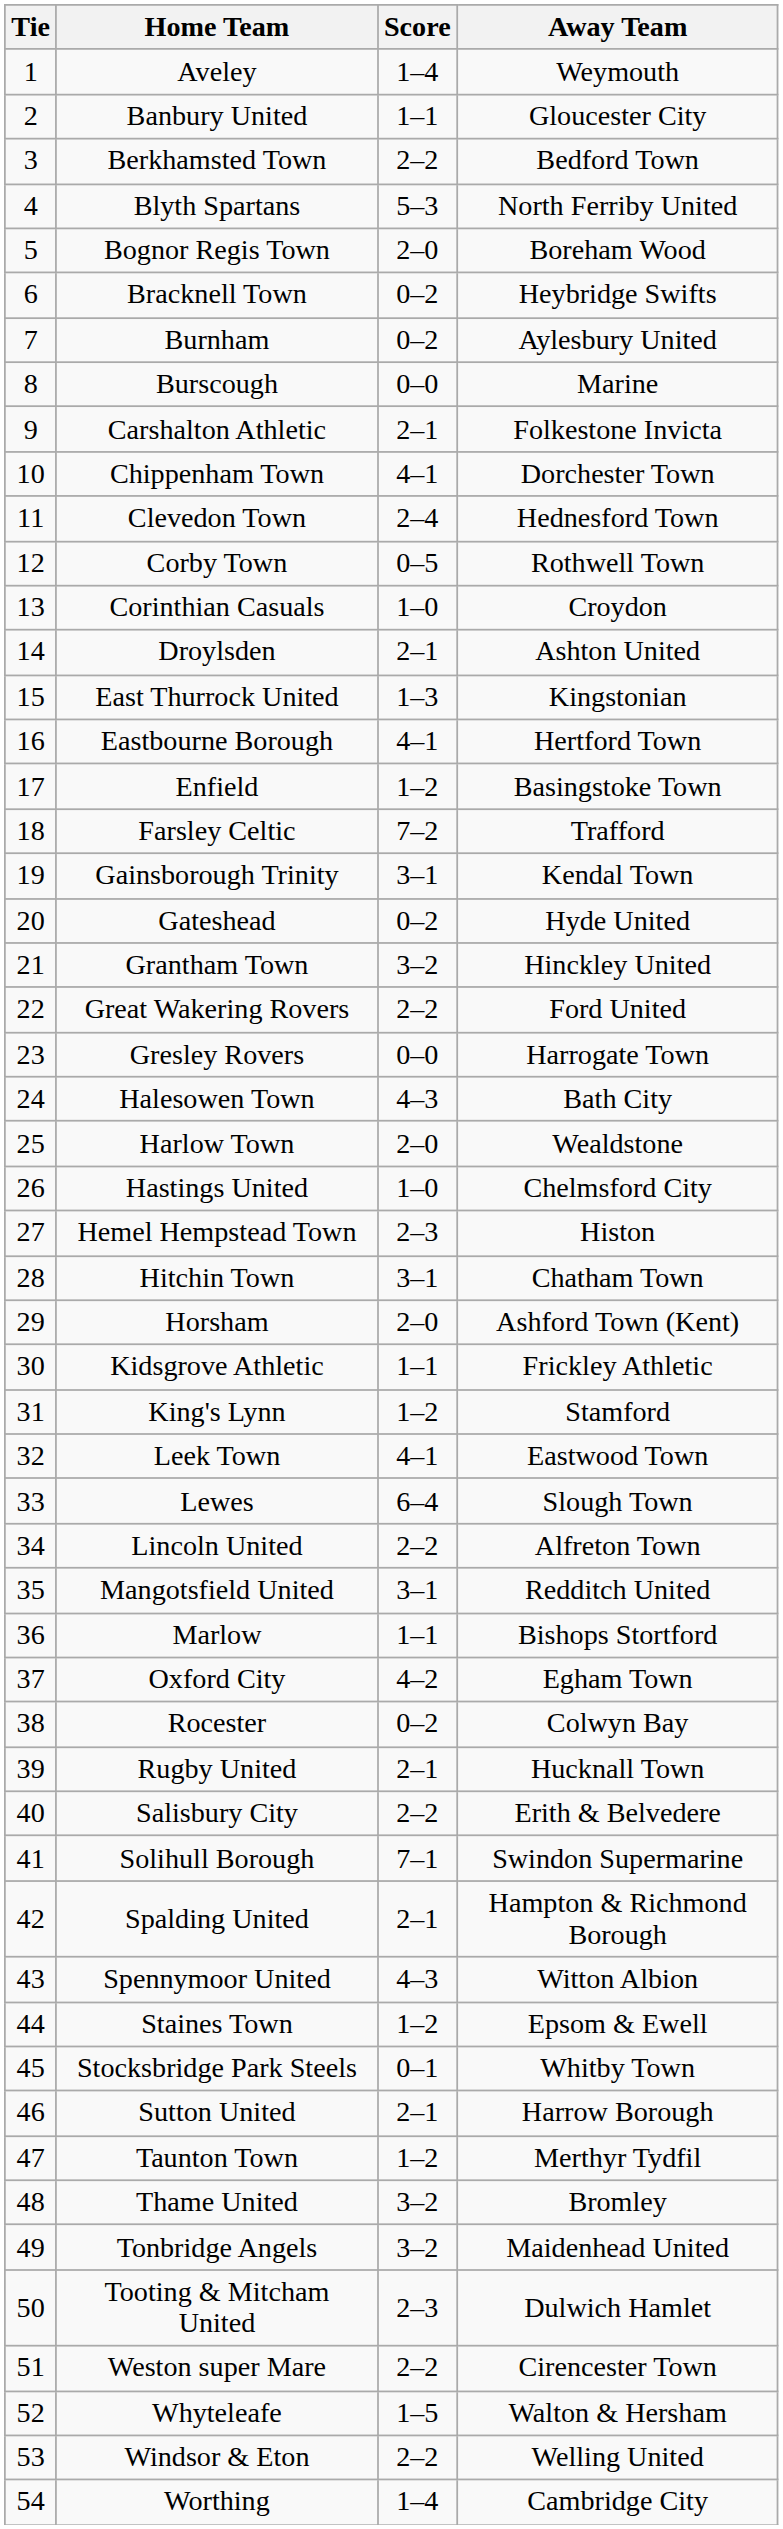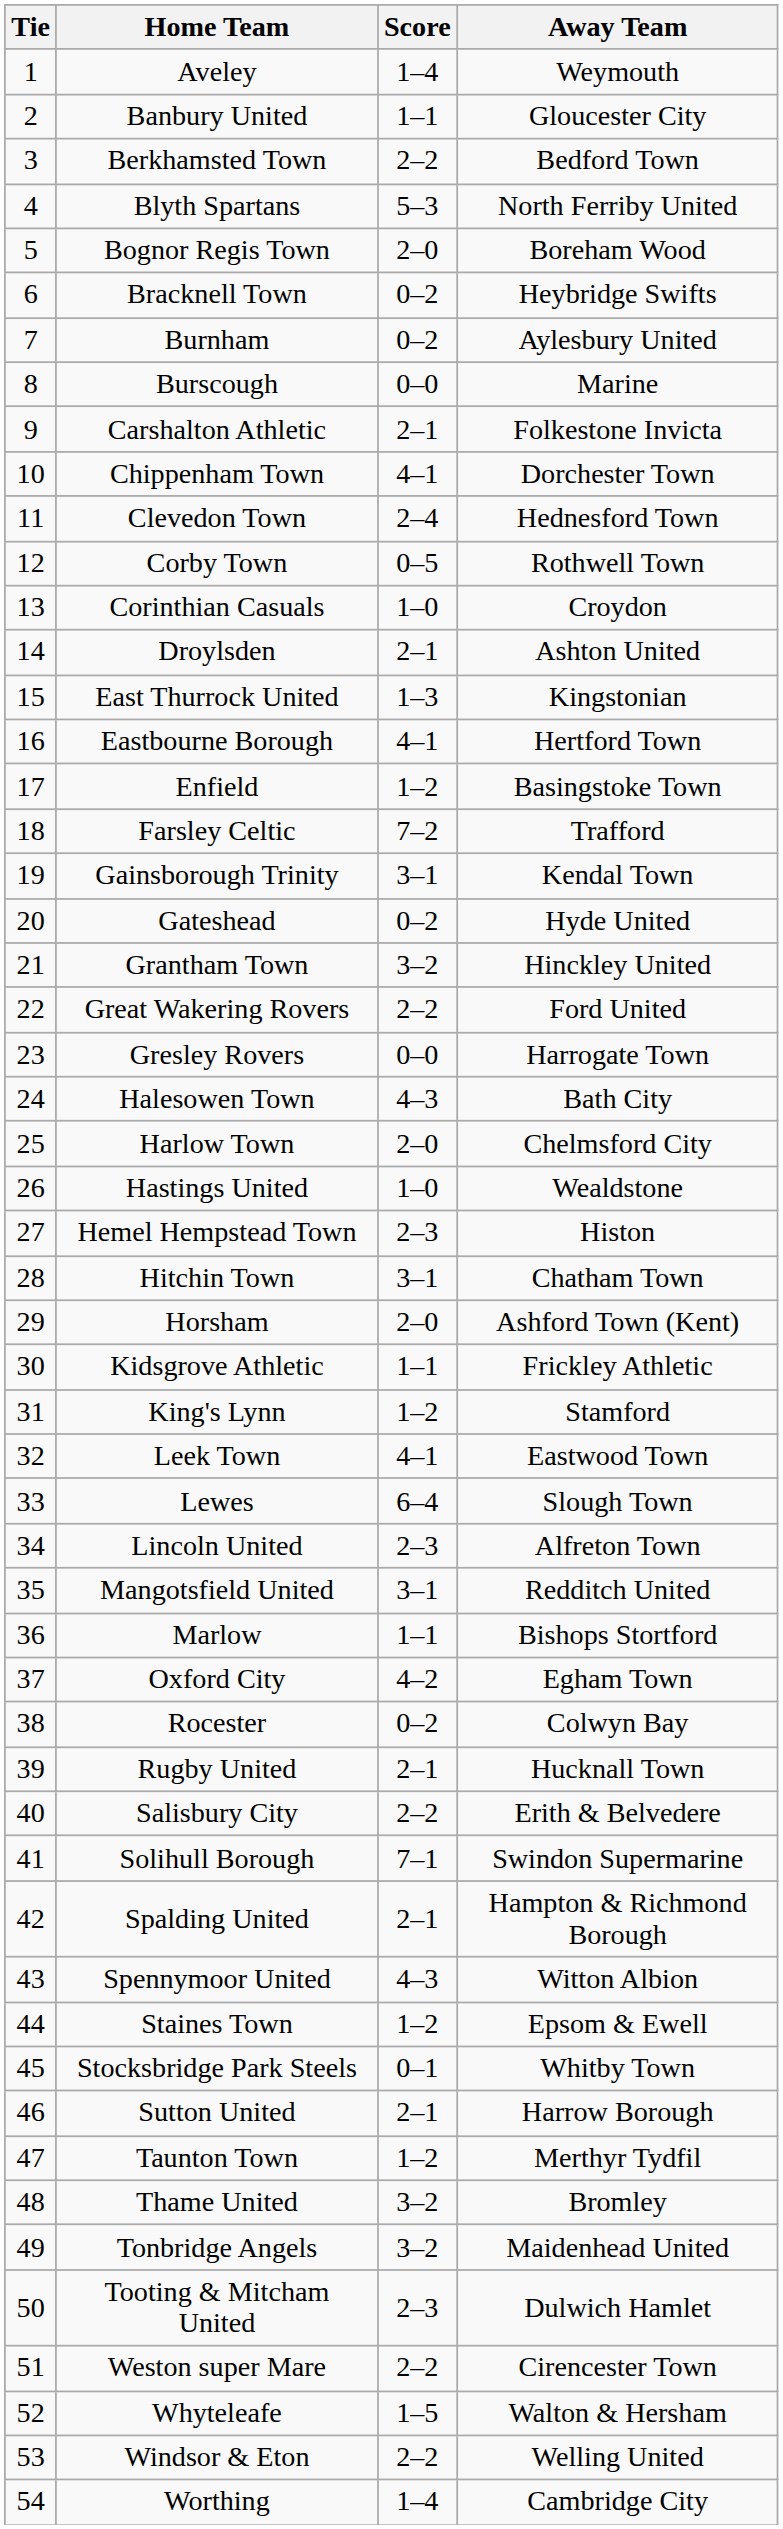(618, 1143) Wealdstone -> (618, 1143) Chelmsford City
(618, 1187) Chelmsford City -> (618, 1187) Wealdstone
(417, 1545) 2–2 -> (417, 1545) 2–3
